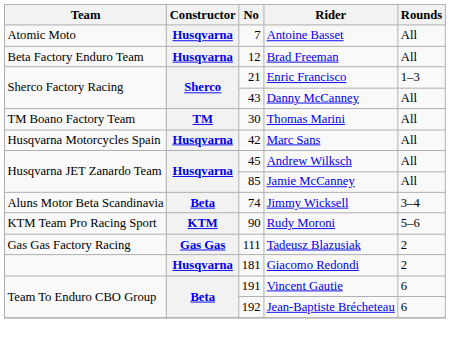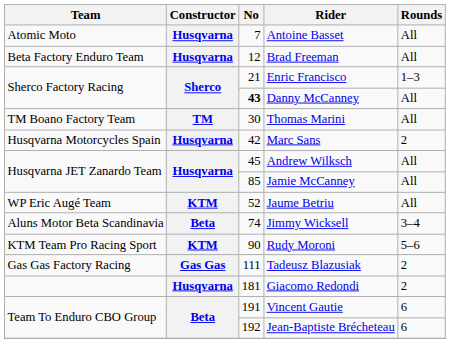(254, 97) normal -> (254, 97) bold
(409, 139) All -> (404, 139) 2
+ row: (300, 202)
